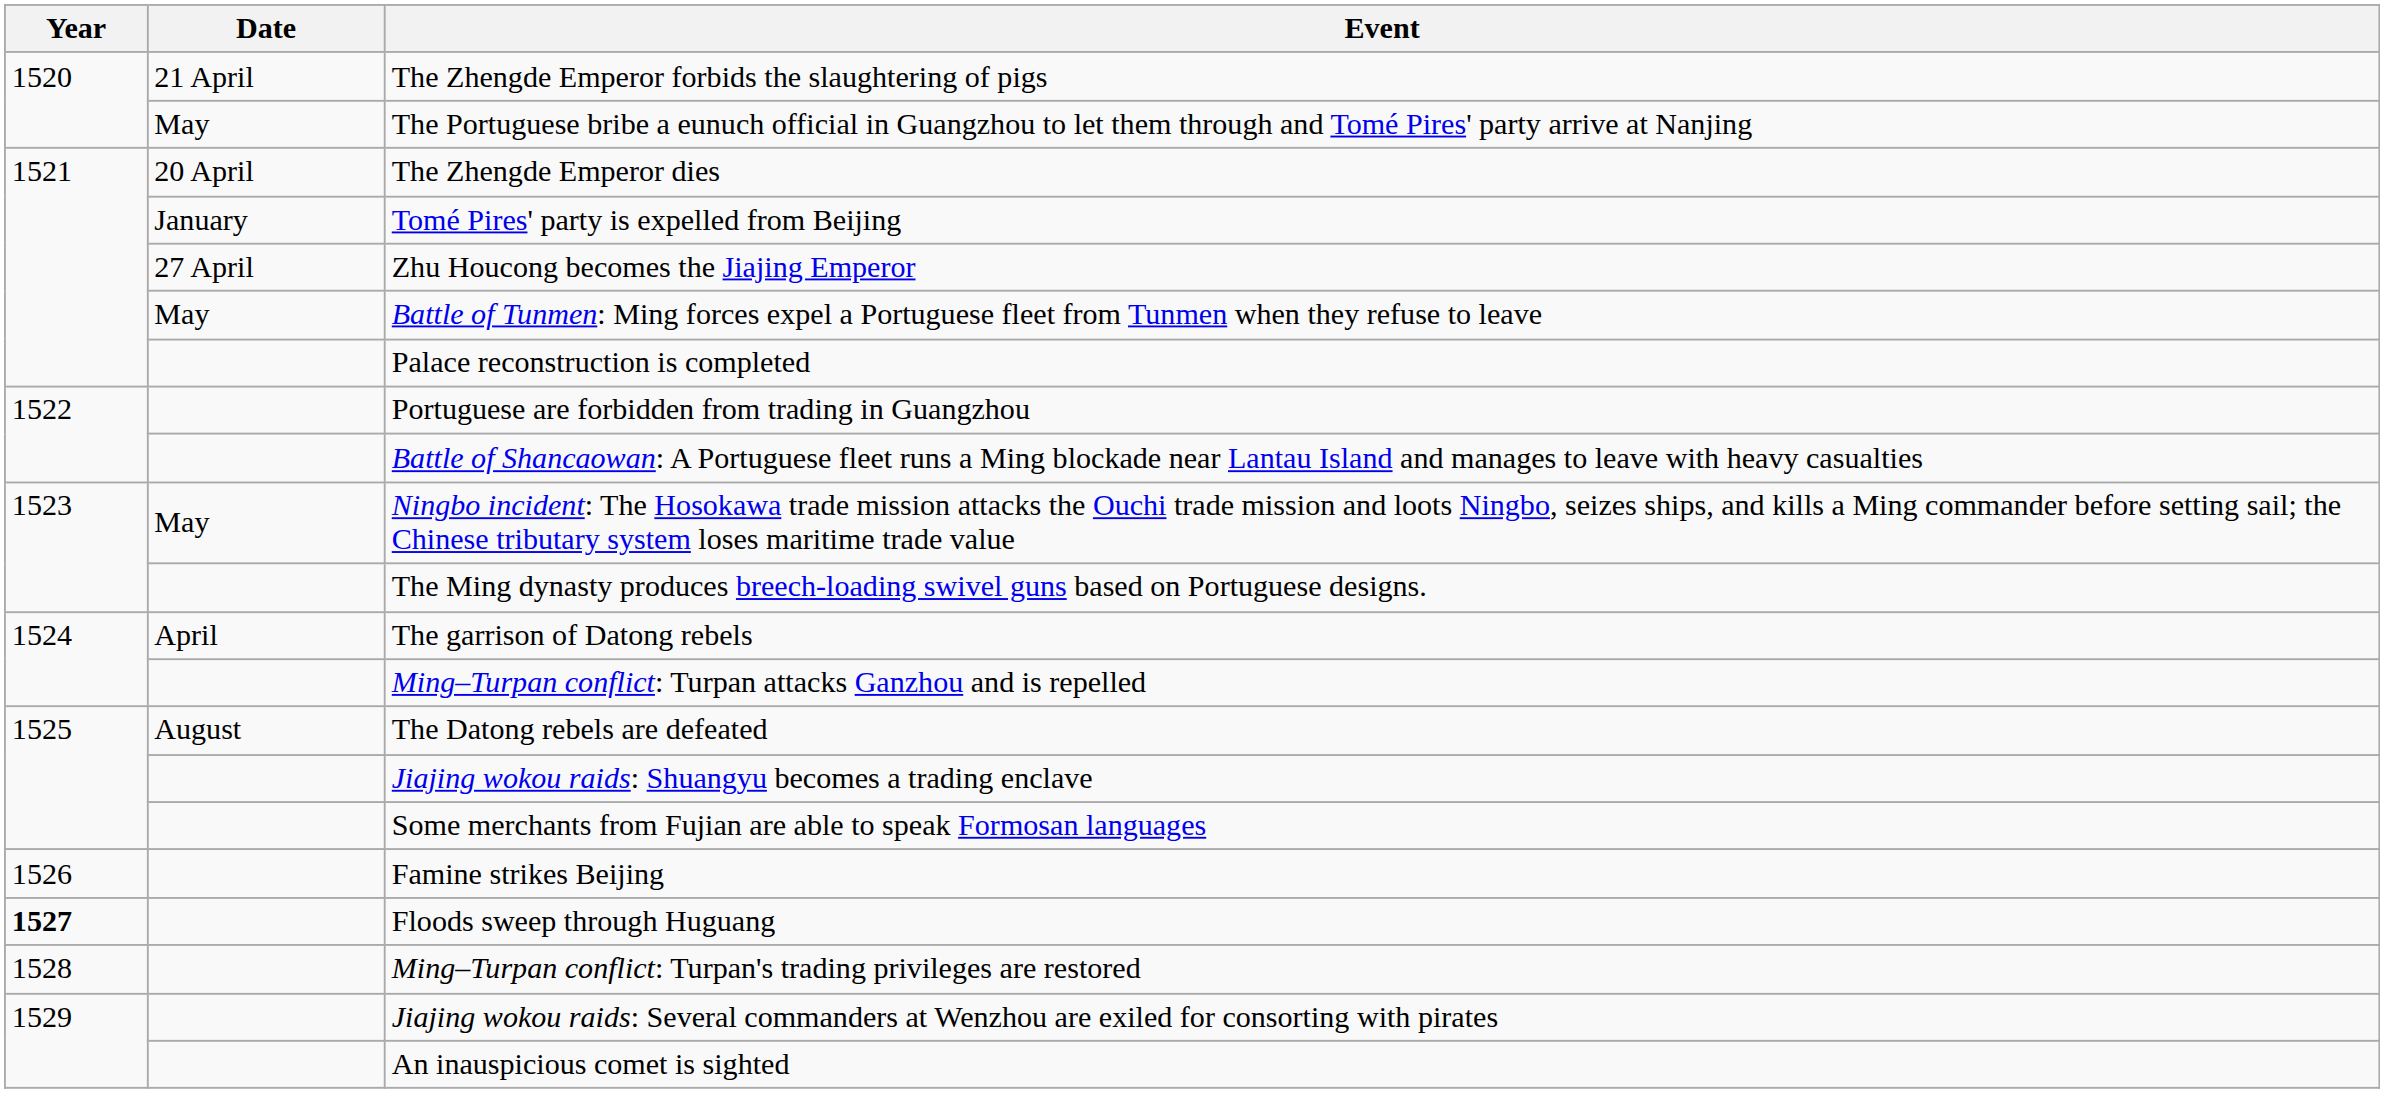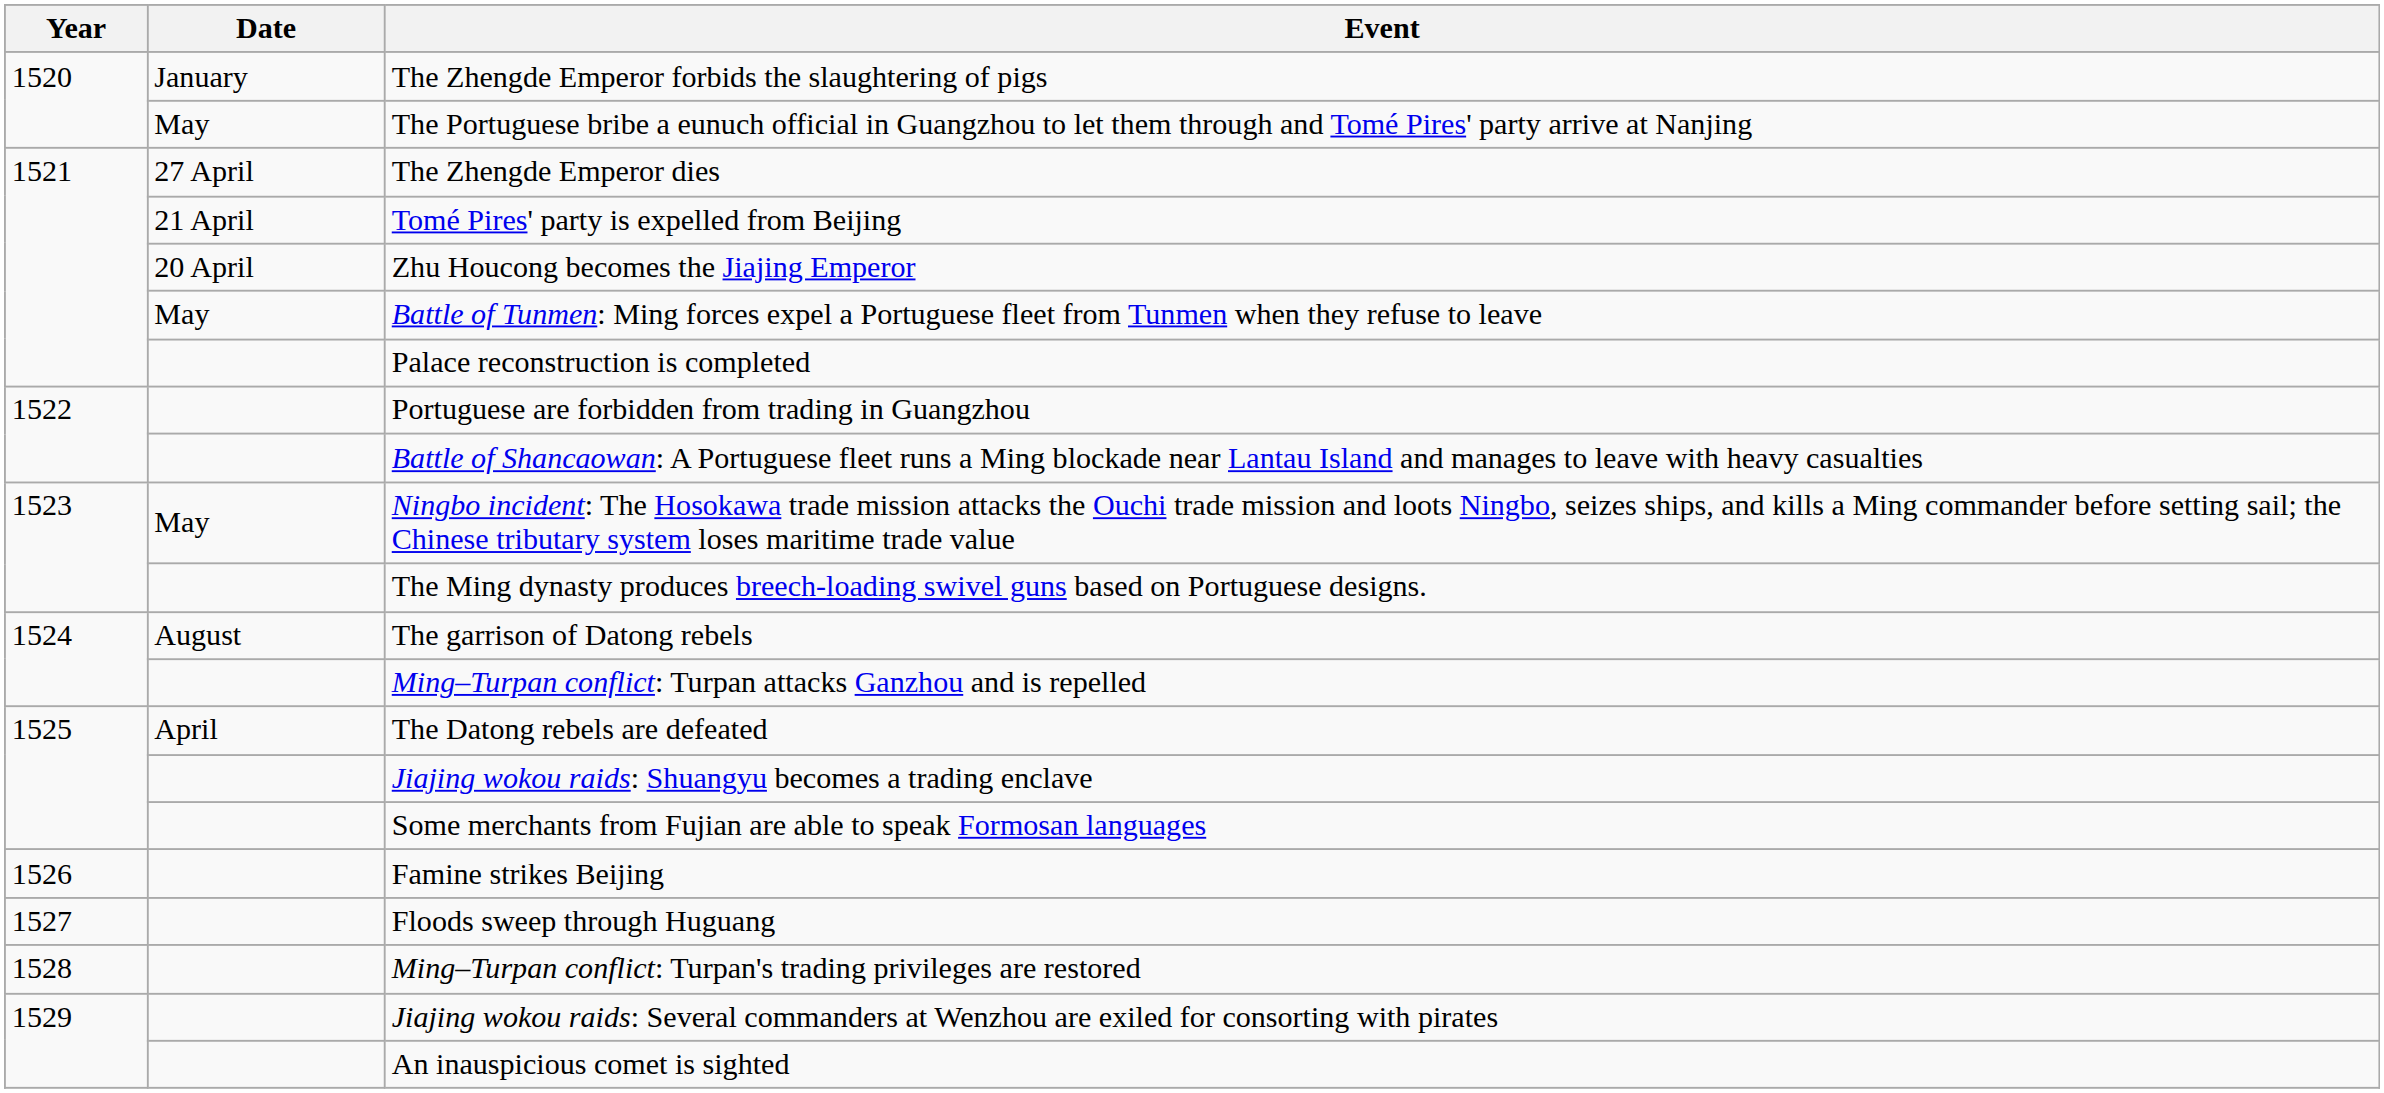(204, 76) 21 April -> (201, 76) January
(204, 171) 20 April -> (204, 171) 27 April
(201, 219) January -> (204, 219) 21 April
(204, 266) 27 April -> (204, 266) 20 April
(186, 634) April -> (198, 634) August
(198, 730) August -> (186, 730) April
(42, 920) bold -> (42, 920) normal
